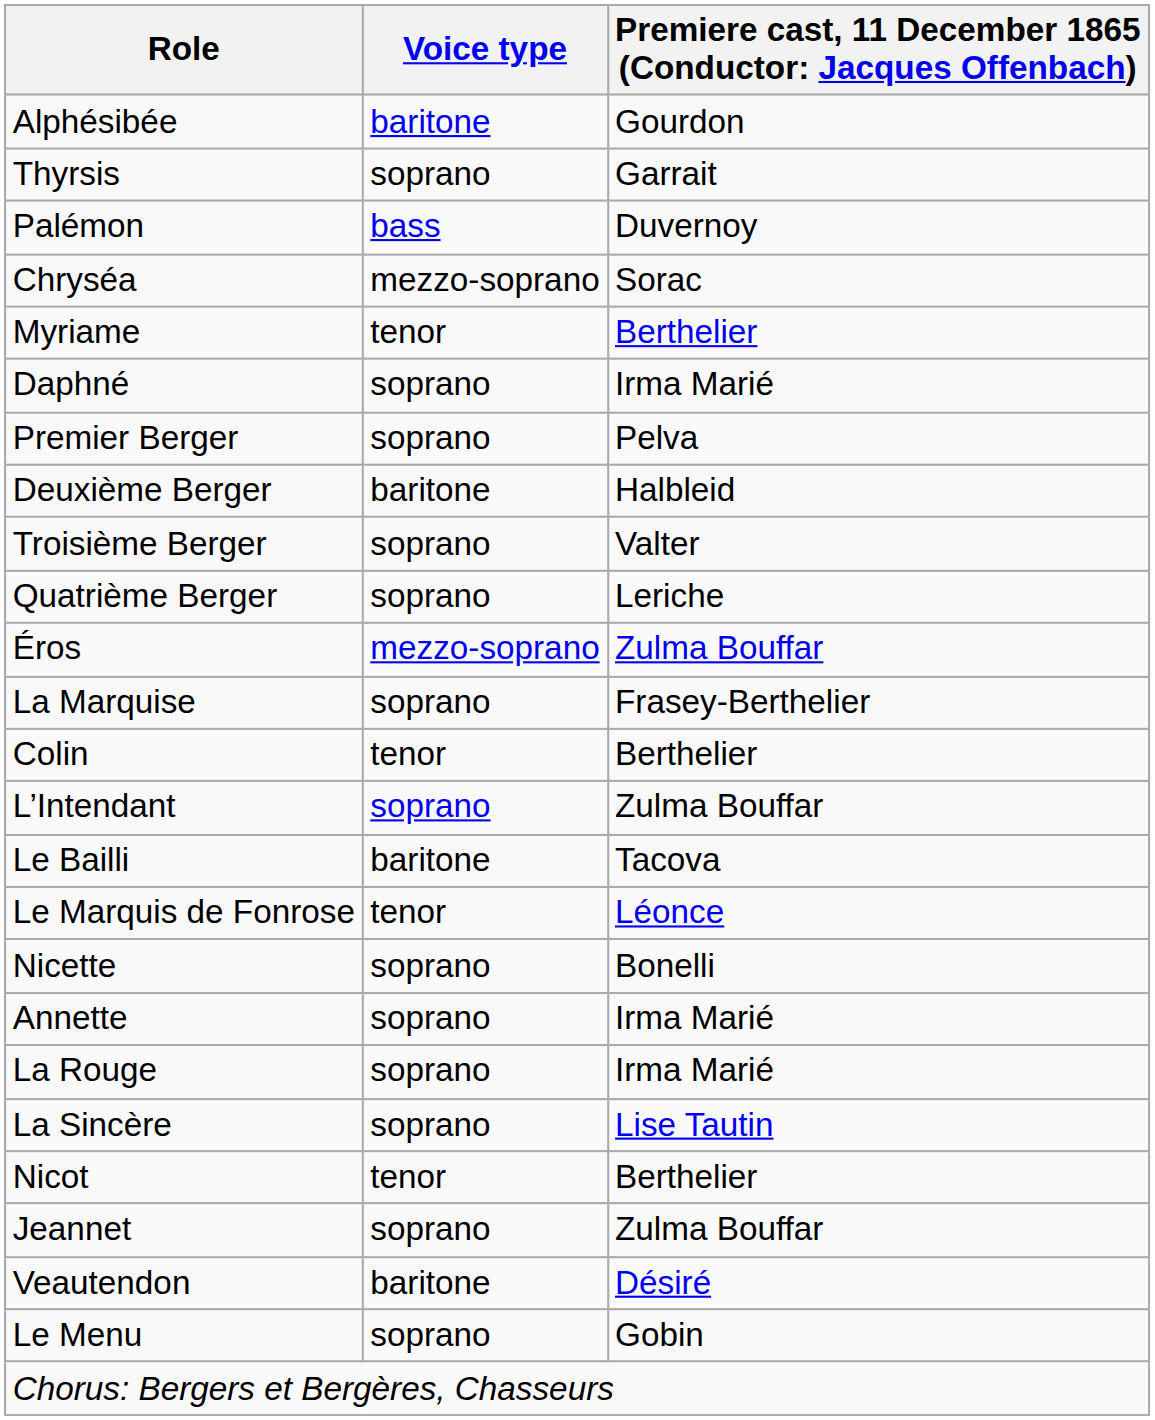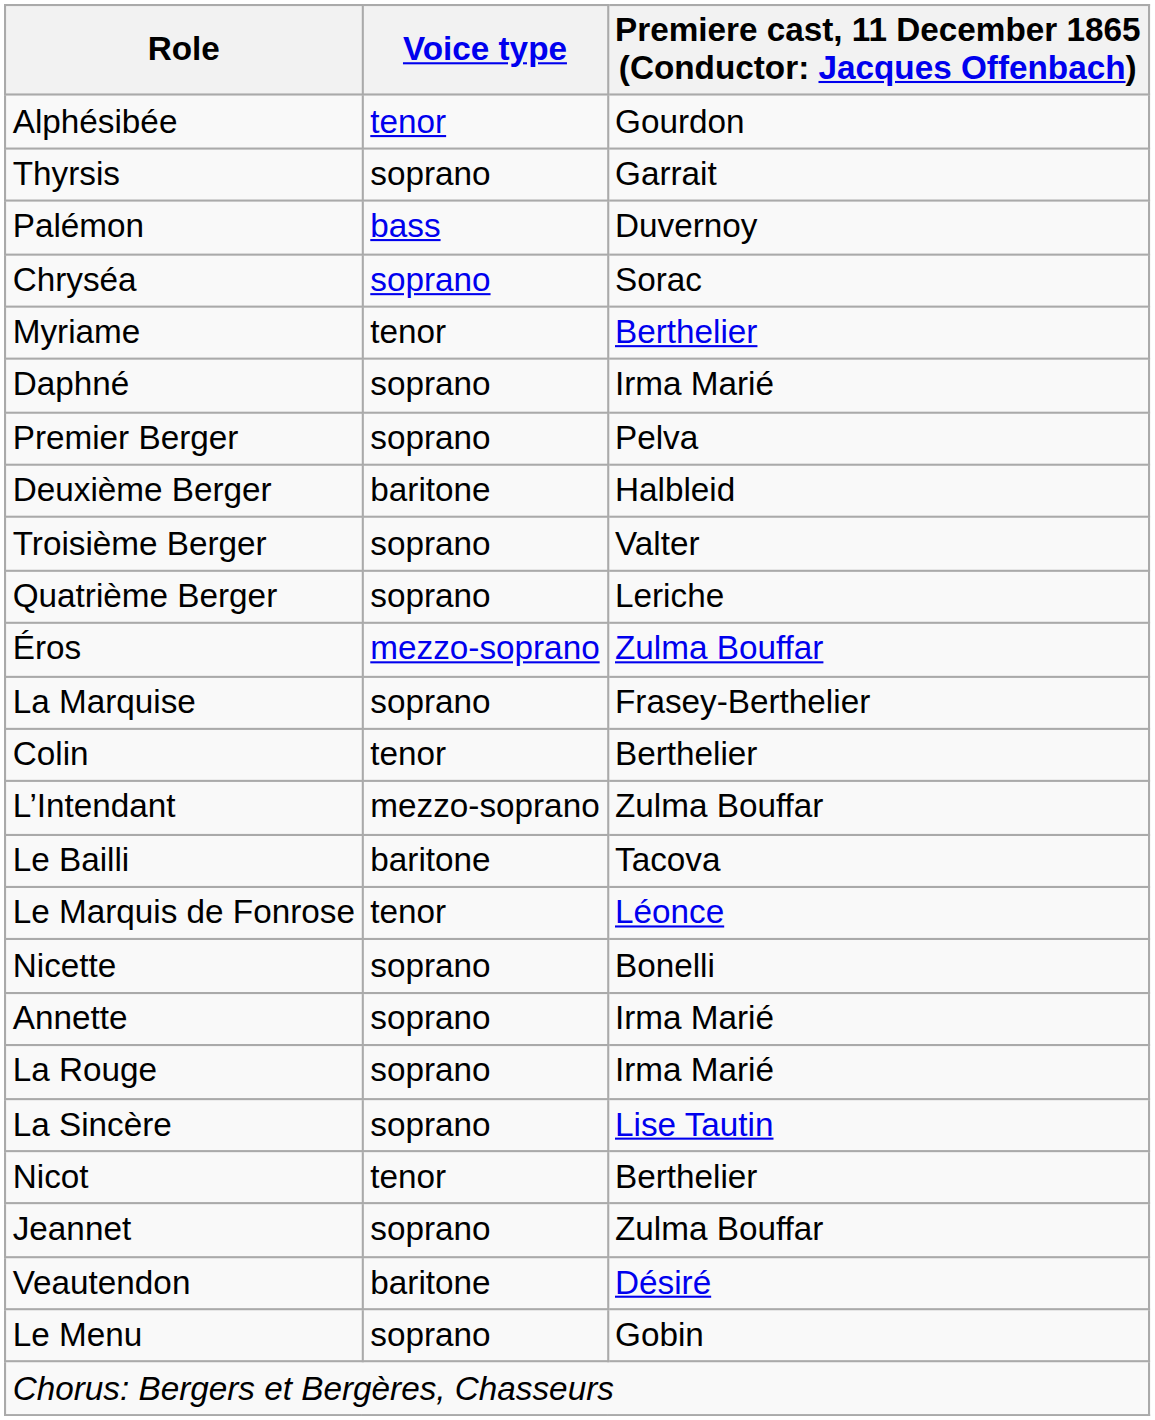(430, 121) baritone -> (408, 121) tenor
(485, 279) mezzo-soprano -> (430, 279) soprano
(430, 807) soprano -> (485, 807) mezzo-soprano
